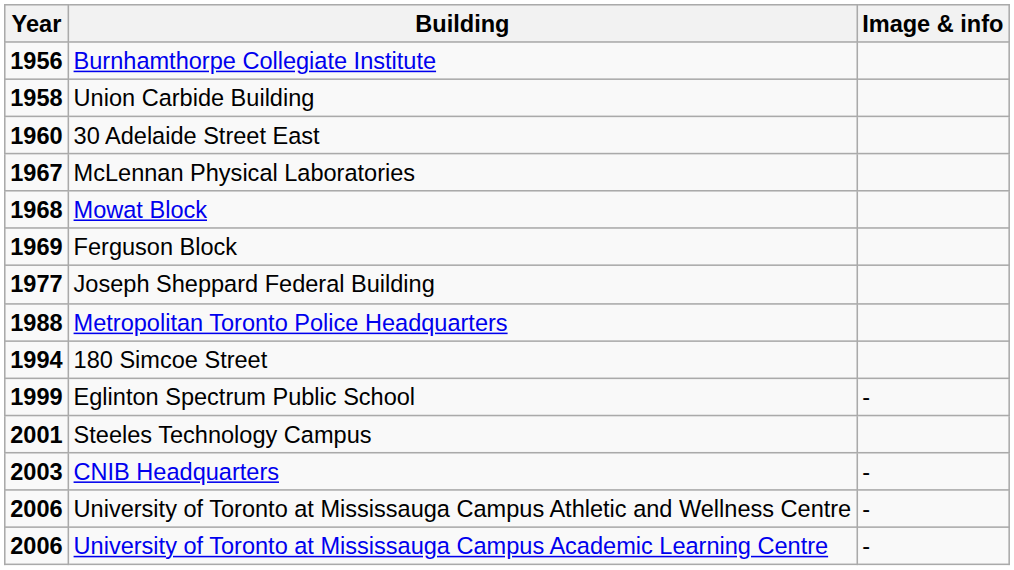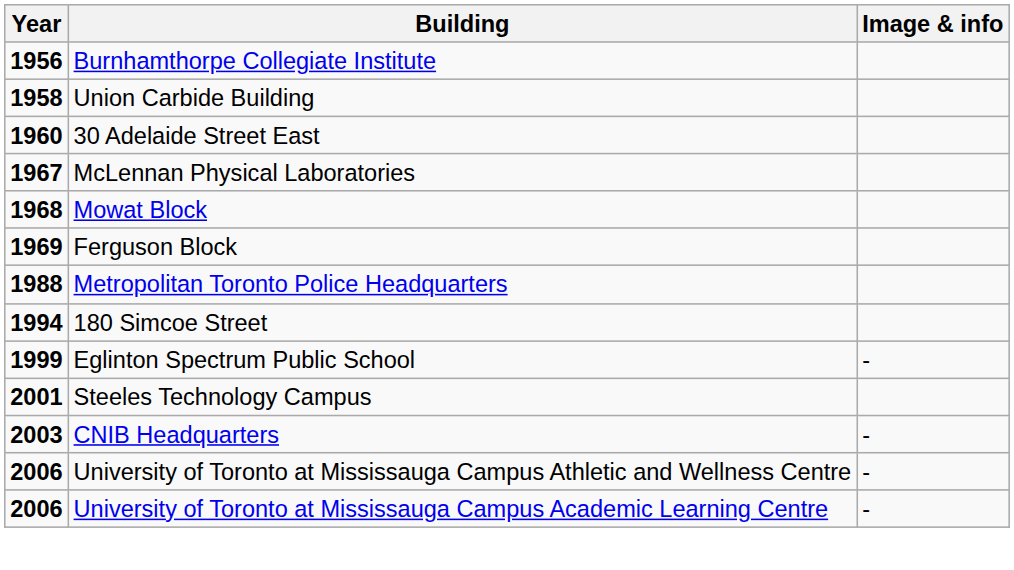- row: (254, 285)
